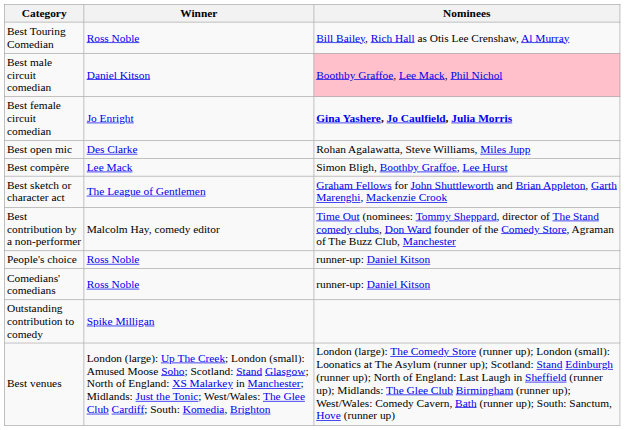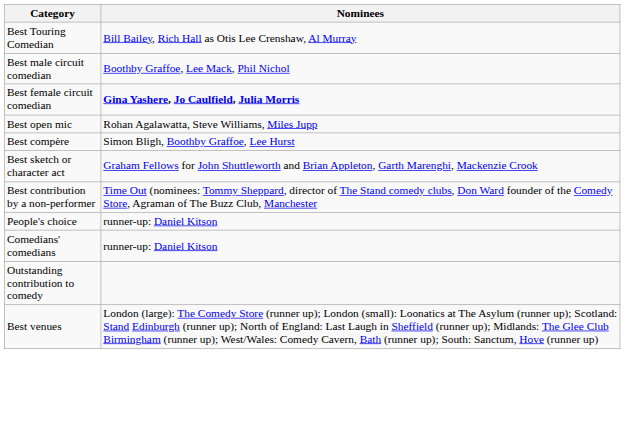- column: (199, 13)
(409, 75) pink background -> (196, 68) no background
